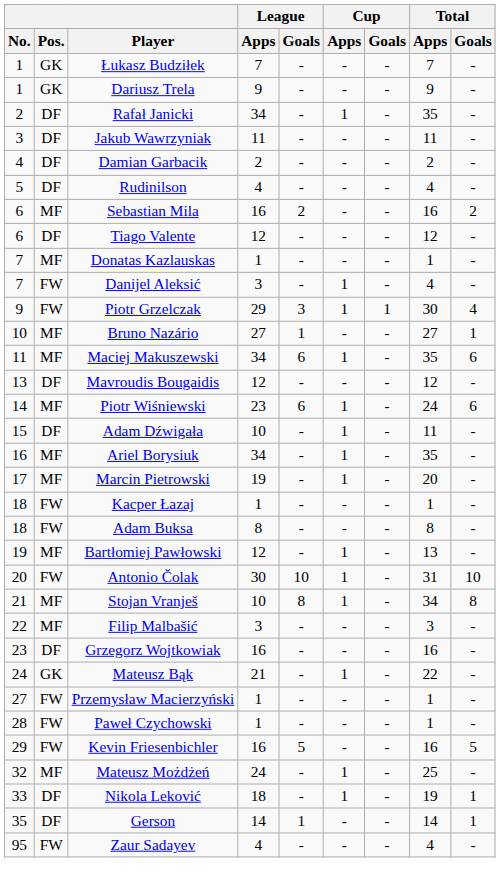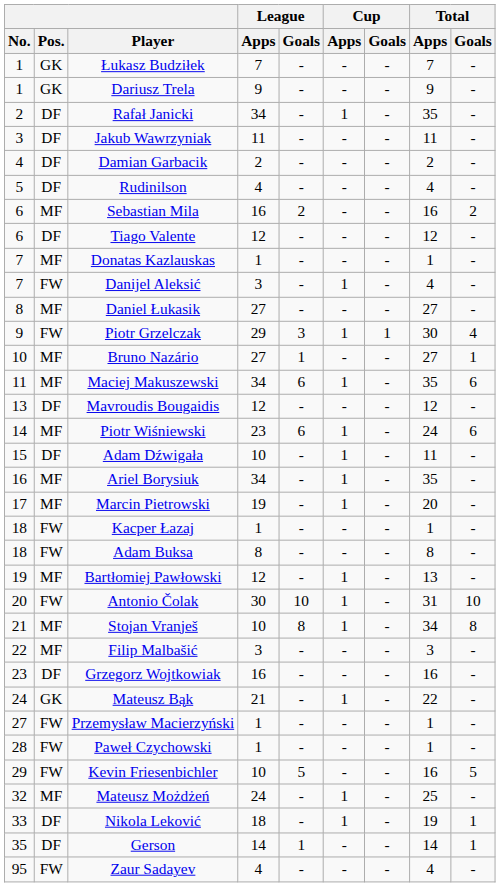+ row: (153, 308)
(258, 747) 16 -> (258, 771) 10
